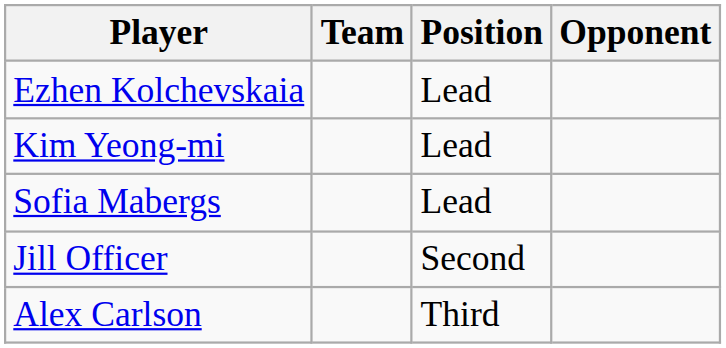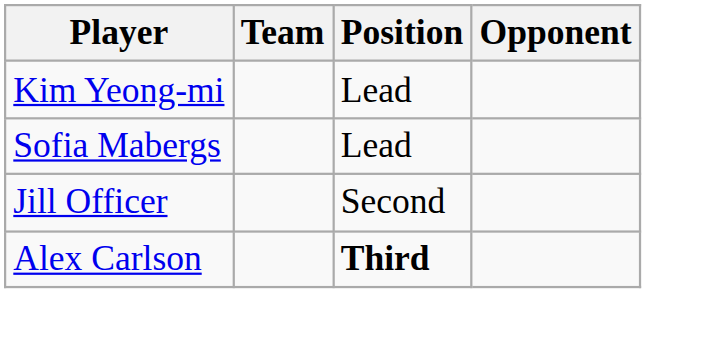- row: (159, 88)
(460, 314) normal -> (385, 257) bold
